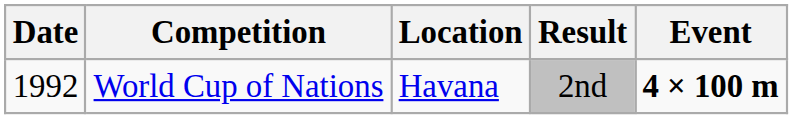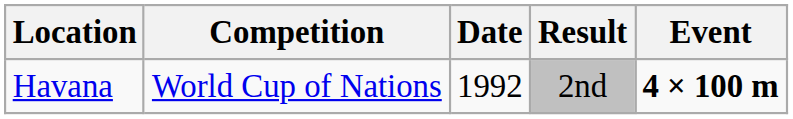columns swapped: (46, 31) <-> (461, 31)
